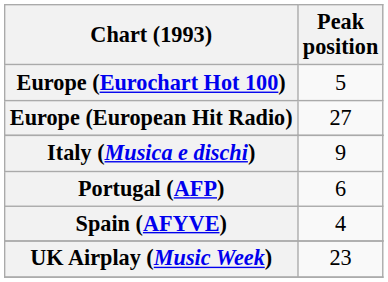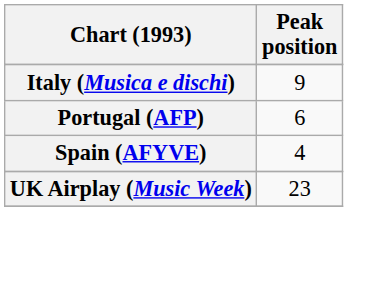- row: (151, 82)
- row: (151, 117)
